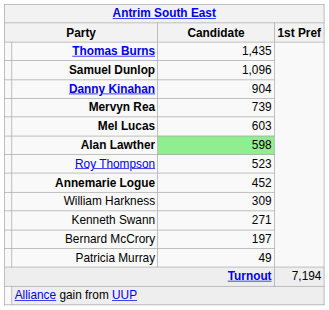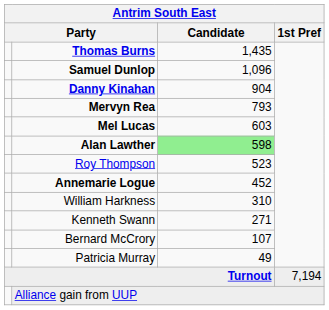(262, 107) 739 -> (262, 107) 793
(262, 201) 309 -> (262, 201) 310
(262, 239) 197 -> (262, 239) 107
